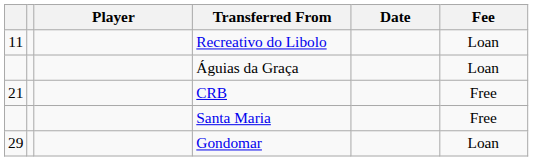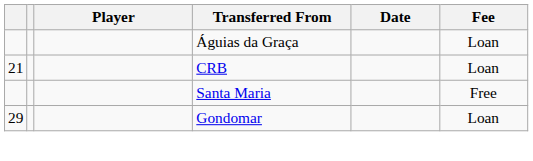- row: (261, 42)
(483, 93) Free -> (483, 67) Loan
